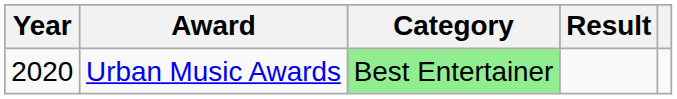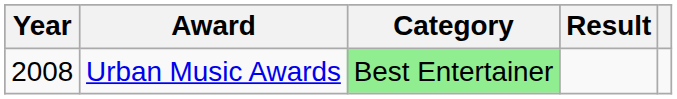(42, 70) 2020 -> (42, 70) 2008
